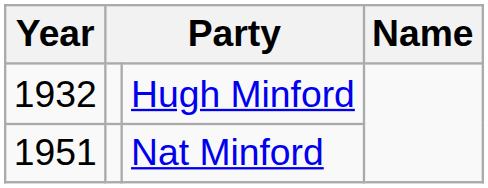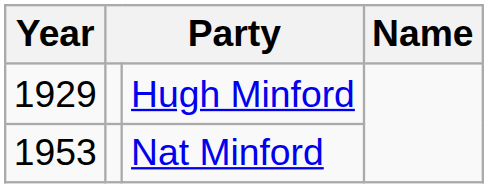(55, 93) 1932 -> (55, 93) 1929
(55, 152) 1951 -> (55, 152) 1953
